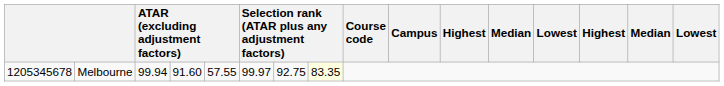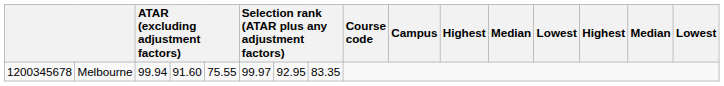(40, 71) 1205345678 -> (40, 71) 1200345678
(222, 71) 57.55 -> (222, 71) 75.55
(291, 71) 92.75 -> (291, 71) 92.95
(326, 71) lightyellow background -> (326, 71) no background
